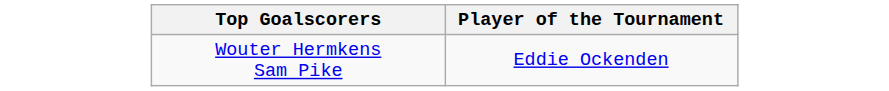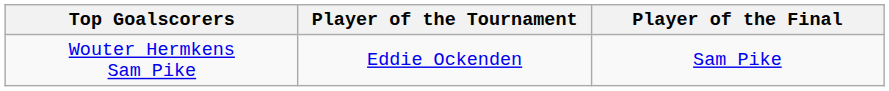+ column: (737, 20)
